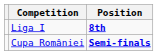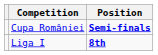rows swapped: (28, 27) <-> (48, 42)
